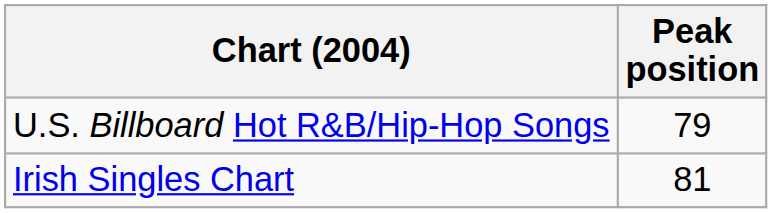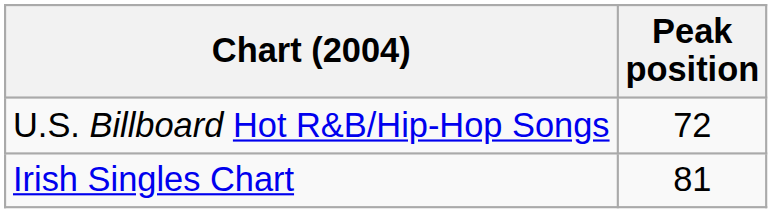(692, 125) 79 -> (692, 125) 72
